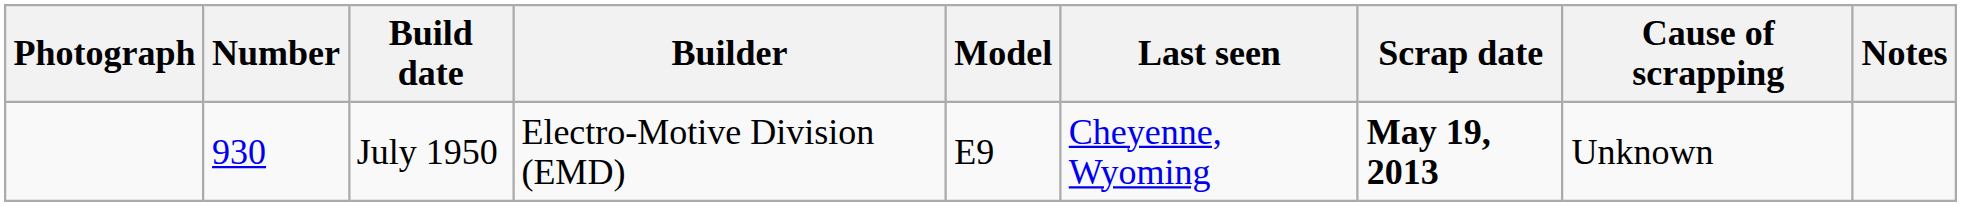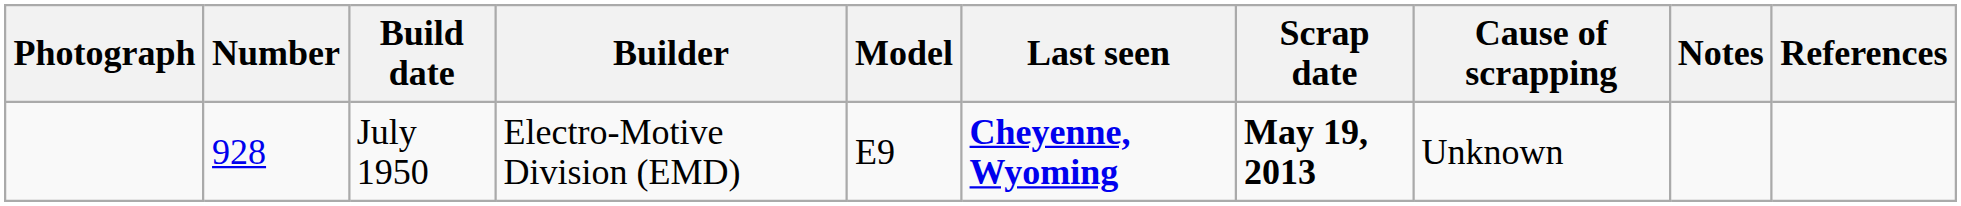+ column: (1864, 53)
(239, 150) 930 -> (239, 150) 928
(1145, 150) normal -> (1050, 150) bold
